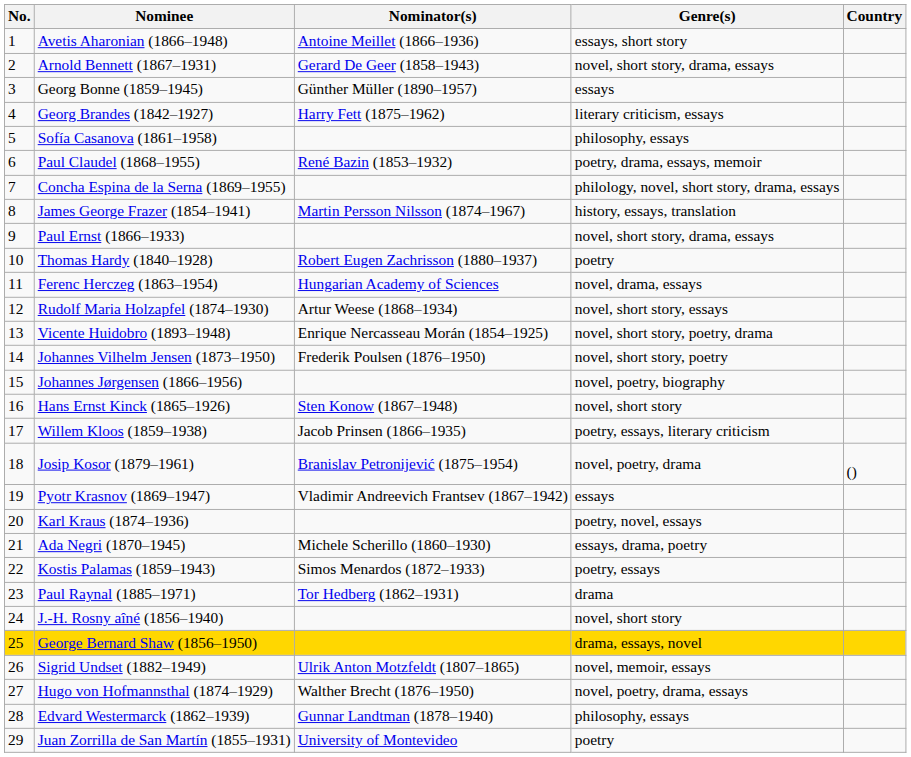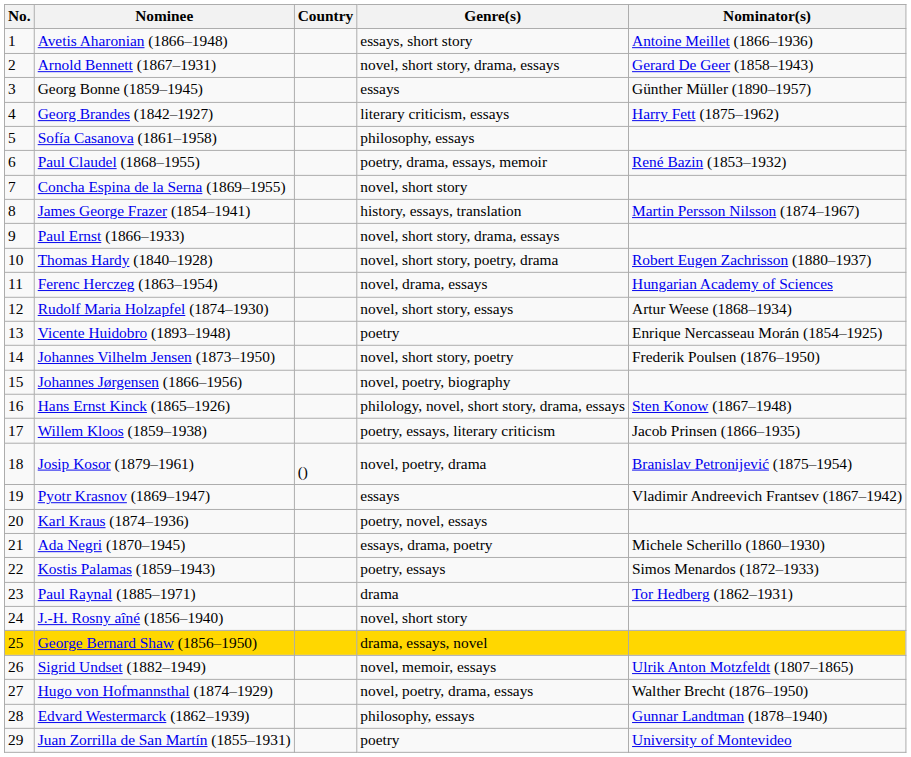columns swapped: (874, 16) <-> (433, 16)
(707, 187) philology, novel, short story, drama, essays -> (414, 187) novel, short story
(594, 260) poetry -> (459, 260) novel, short story, poetry, drama
(674, 333) novel, short story, poetry, drama -> (380, 333) poetry
(628, 406) novel, short story -> (493, 406) philology, novel, short story, drama, essays
